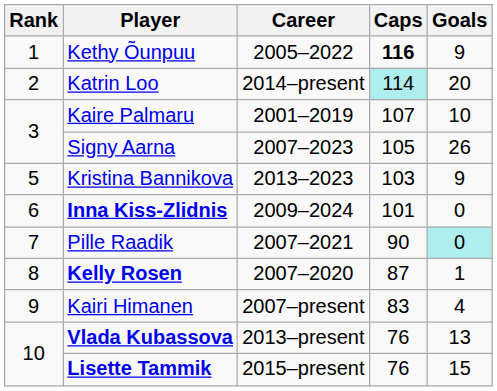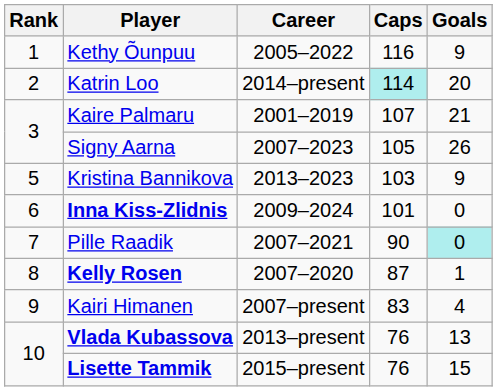(398, 52) bold -> (398, 52) normal
(460, 115) 10 -> (460, 115) 21
